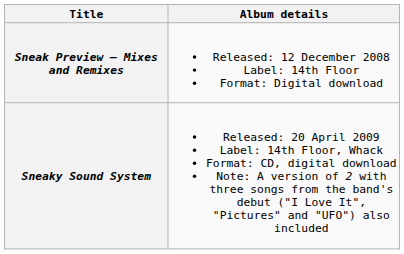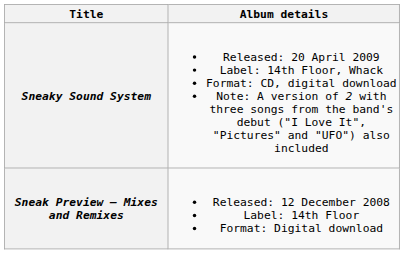rows swapped: (86, 63) <-> (86, 176)
